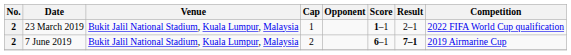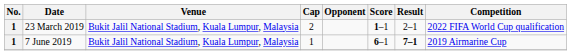(14, 27) 2 -> (14, 27) 1
(311, 27) 1 -> (311, 27) 2
(14, 42) 2 -> (14, 42) 1
(311, 42) 2 -> (311, 42) 1
